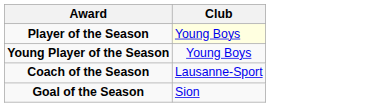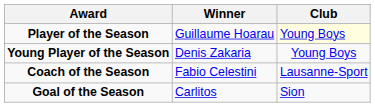+ column: (225, 14)
